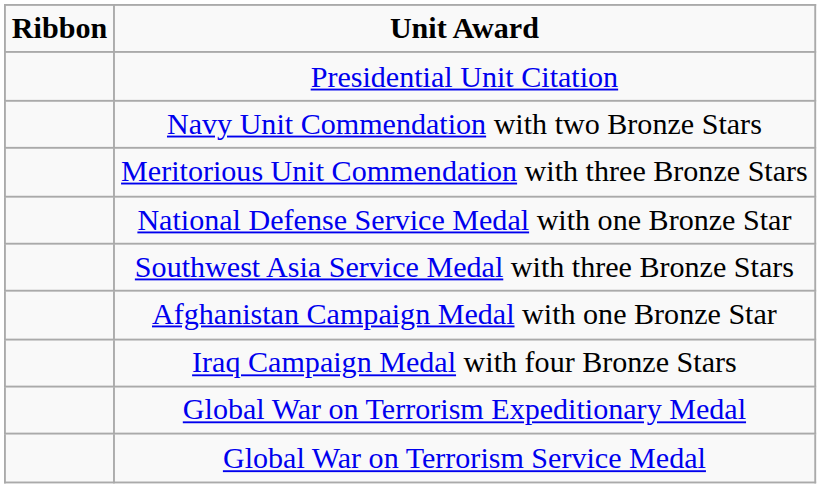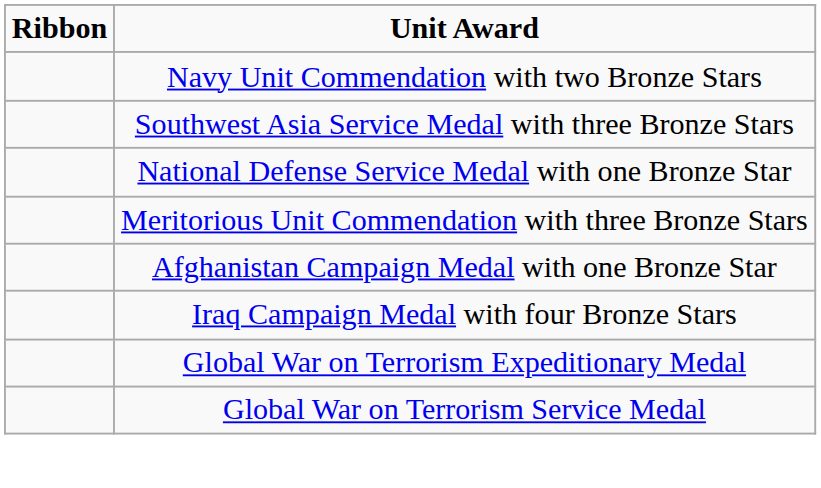- row: (464, 76)
rows swapped: (464, 171) <-> (464, 266)
